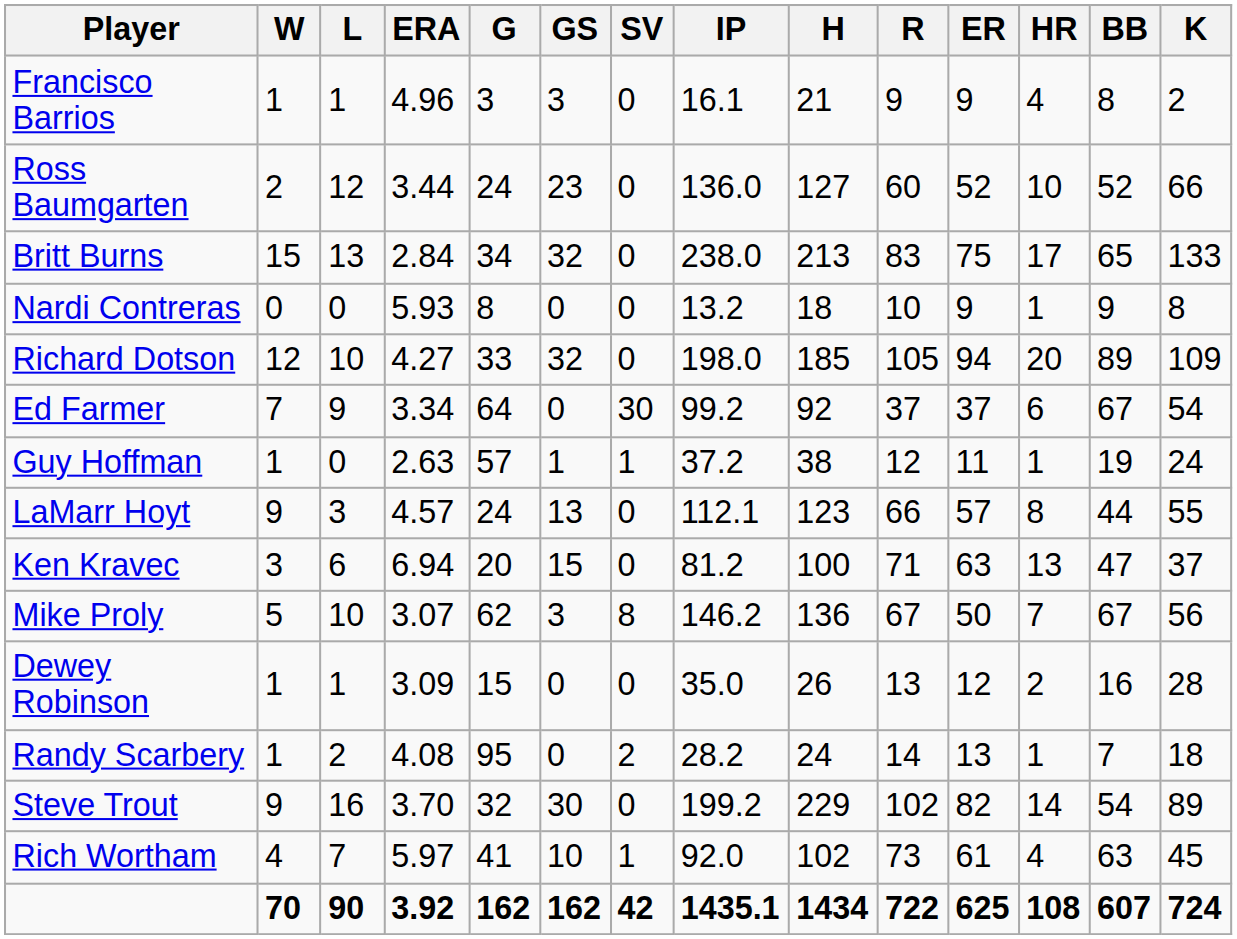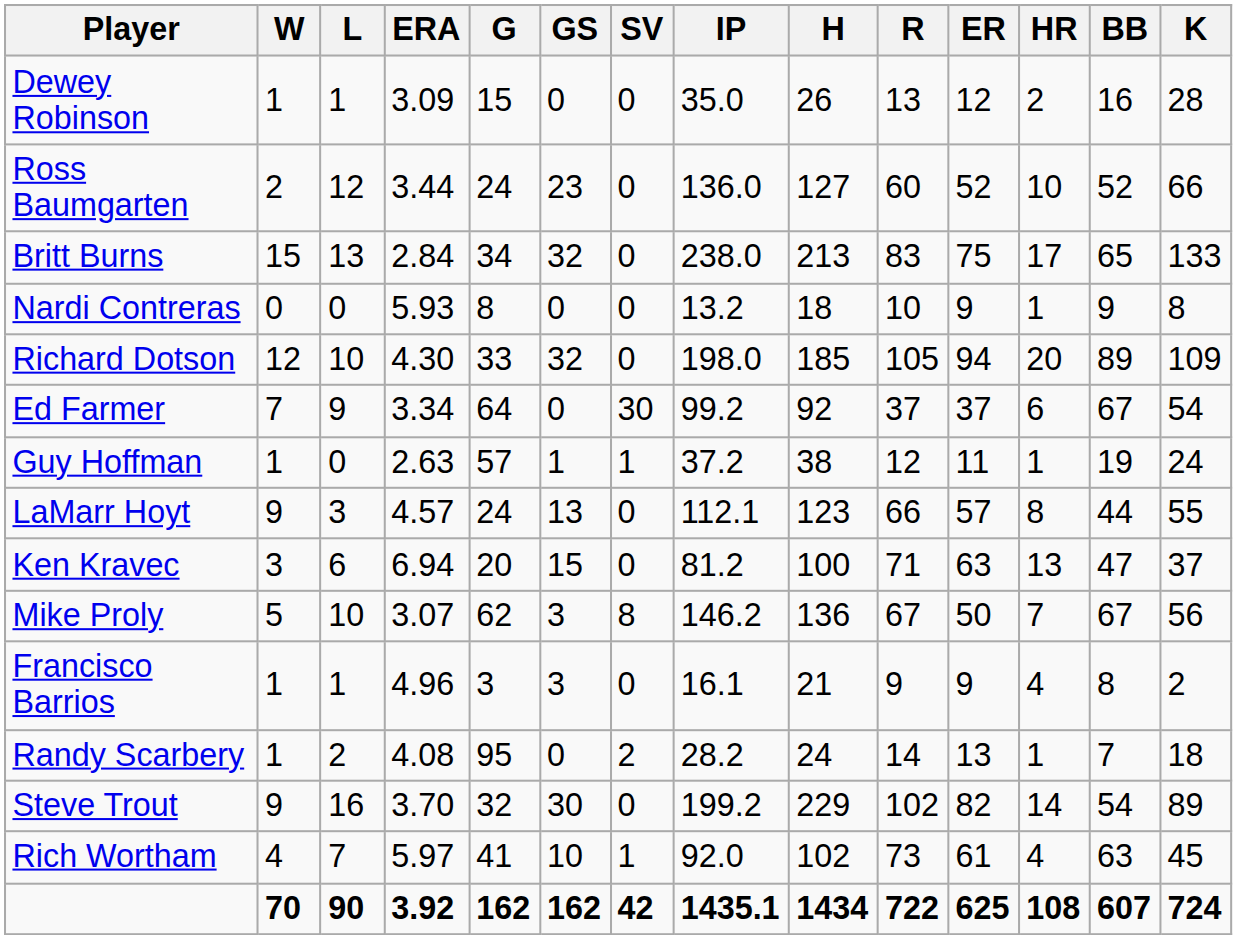rows swapped: (83, 99) <-> (81, 684)
(423, 359) 4.27 -> (423, 359) 4.30
